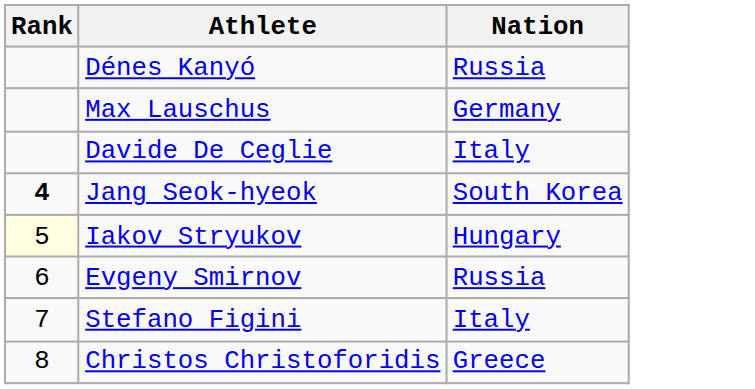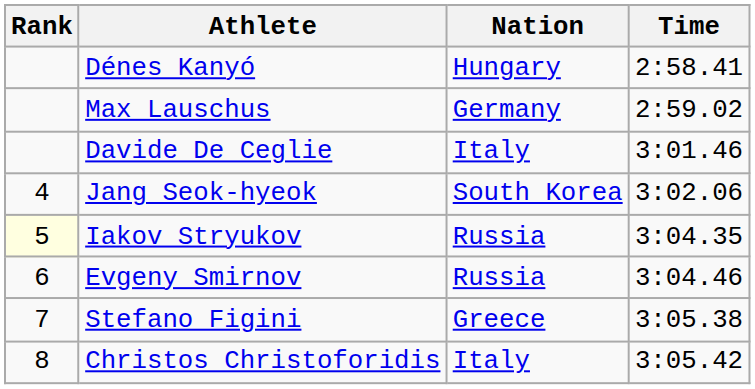+ column: (689, 26)
(499, 68) Russia -> (507, 68) Hungary
(42, 194) bold -> (42, 194) normal
(507, 236) Hungary -> (499, 236) Russia
(491, 320) Italy -> (499, 320) Greece
(499, 362) Greece -> (491, 362) Italy
